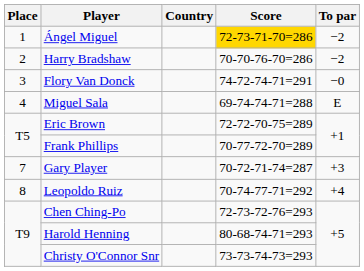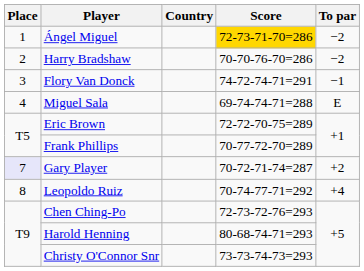(337, 81) −0 -> (337, 81) −1
(23, 168) no background -> (23, 168) lavender background
(337, 168) +3 -> (337, 168) +2
